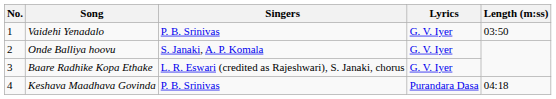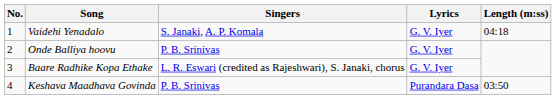(190, 31) P. B. Srinivas -> (212, 31) S. Janaki, A. P. Komala
(496, 31) 03:50 -> (496, 31) 04:18
(212, 49) S. Janaki, A. P. Komala -> (190, 49) P. B. Srinivas
(496, 85) 04:18 -> (496, 85) 03:50
